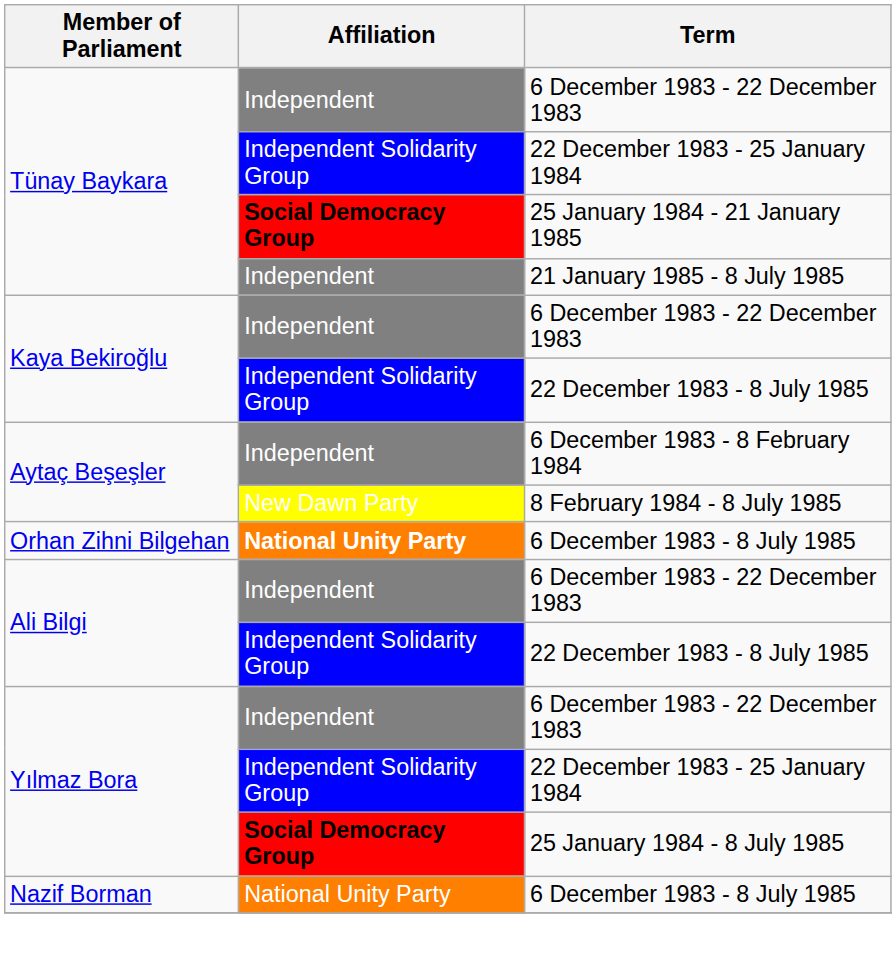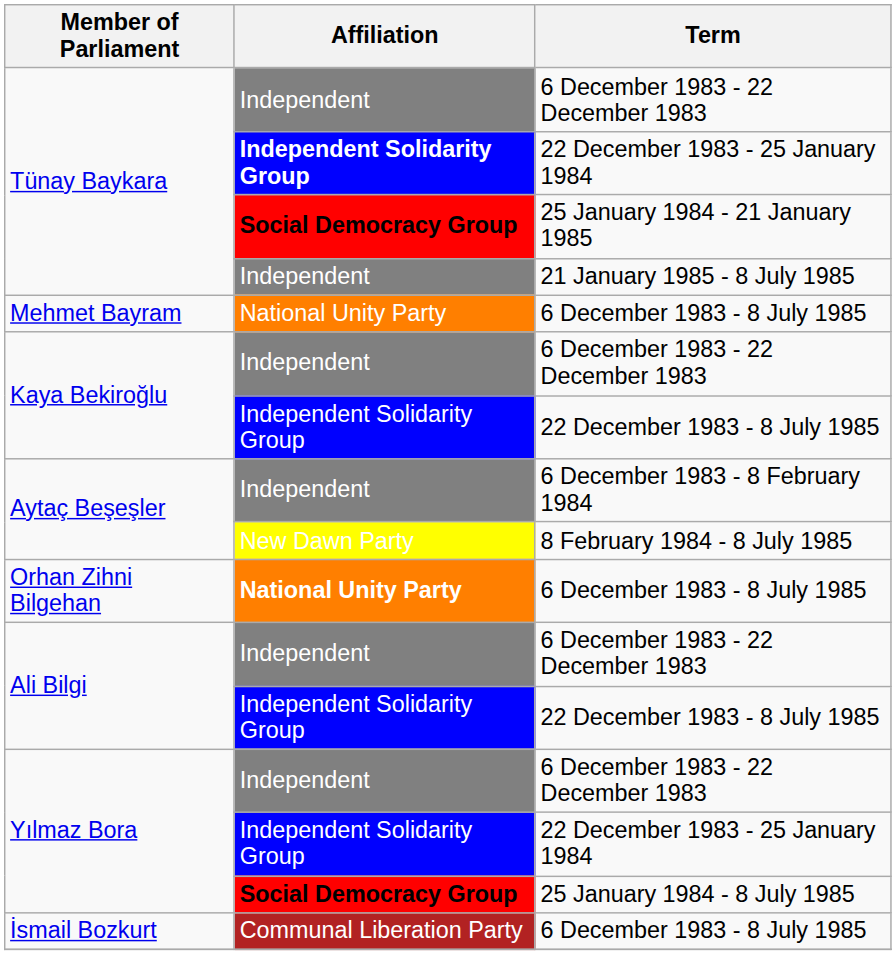(360, 162) normal -> (366, 162) bold
+ row: (96, 313)
- row: (81, 894)
+ row: (83, 931)
